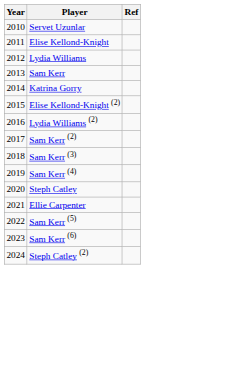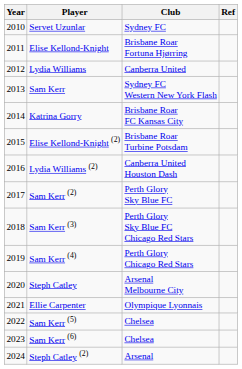+ column: (171, 12)
